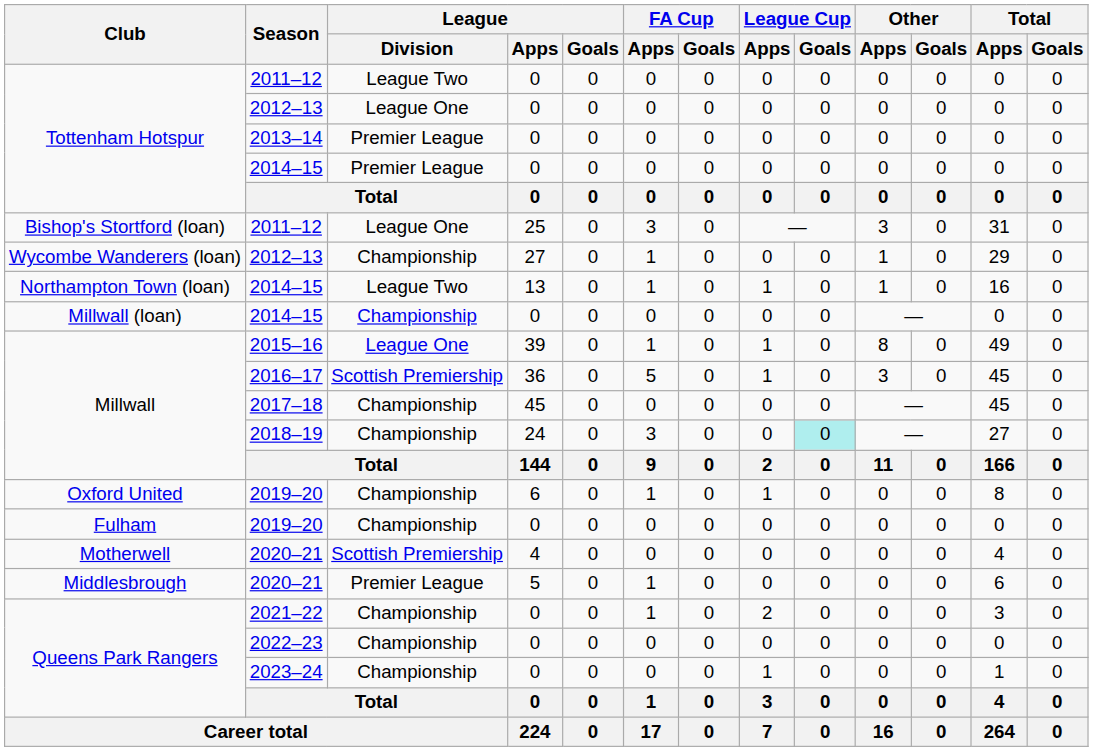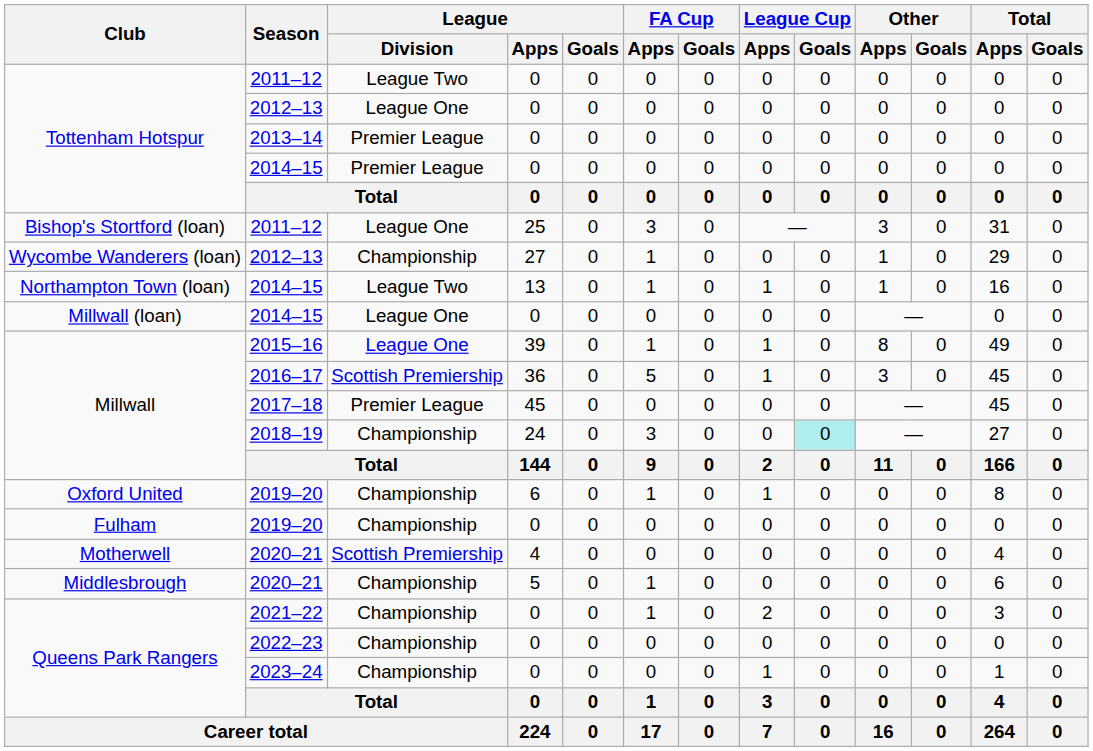(417, 316) Championship -> (417, 316) League One
(417, 405) Championship -> (417, 405) Premier League
(417, 583) Premier League -> (417, 583) Championship
